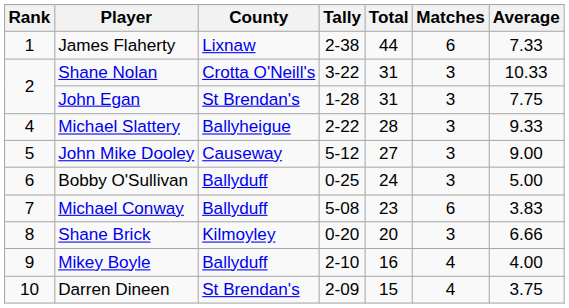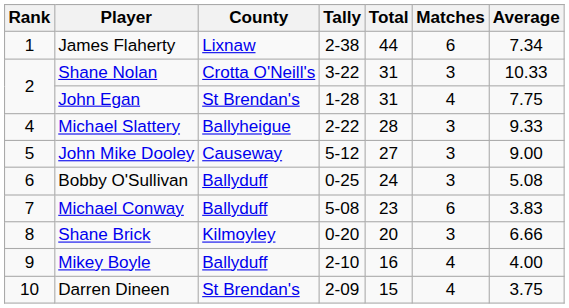(526, 45) 7.33 -> (526, 45) 7.34
(451, 99) 3 -> (451, 99) 4
(526, 180) 5.00 -> (526, 180) 5.08
